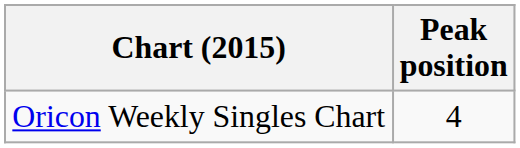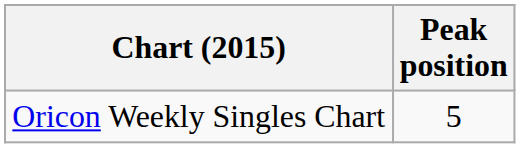(454, 116) 4 -> (454, 116) 5
